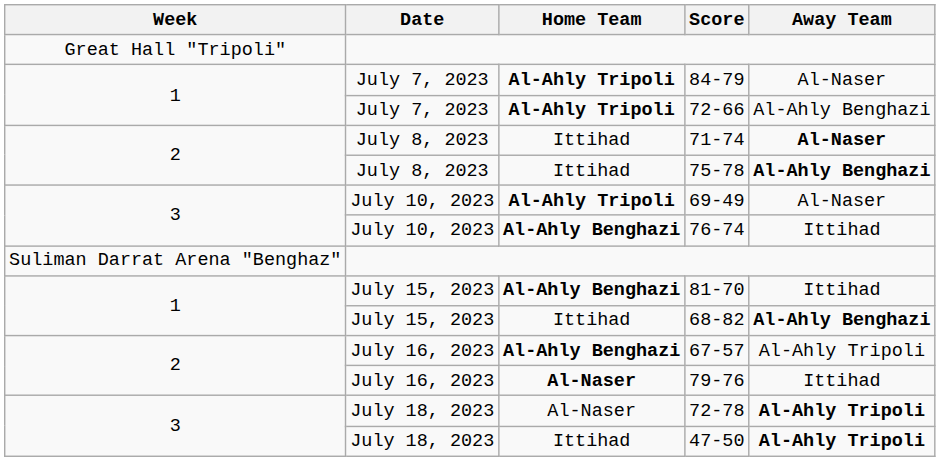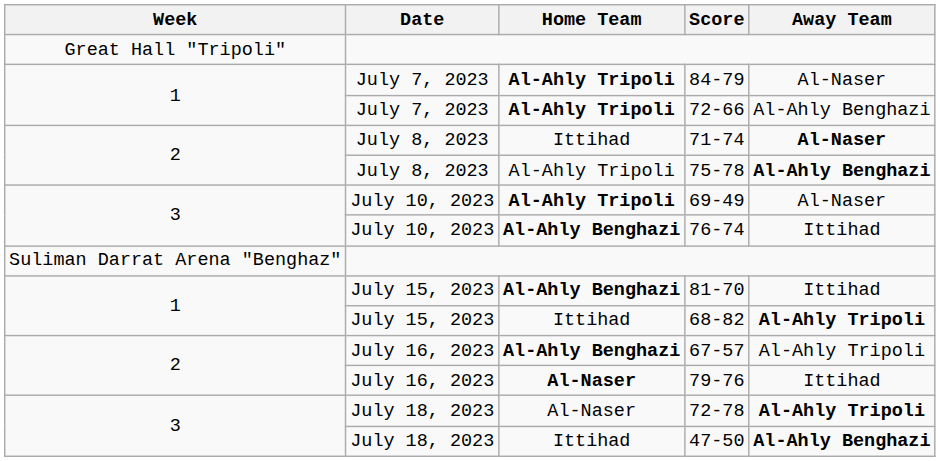(592, 170) Ittihad -> (592, 170) Al-Ahly Tripoli
(842, 321) Al-Ahly Benghazi -> (842, 321) Al-Ahly Tripoli
(842, 441) Al-Ahly Tripoli -> (842, 441) Al-Ahly Benghazi
